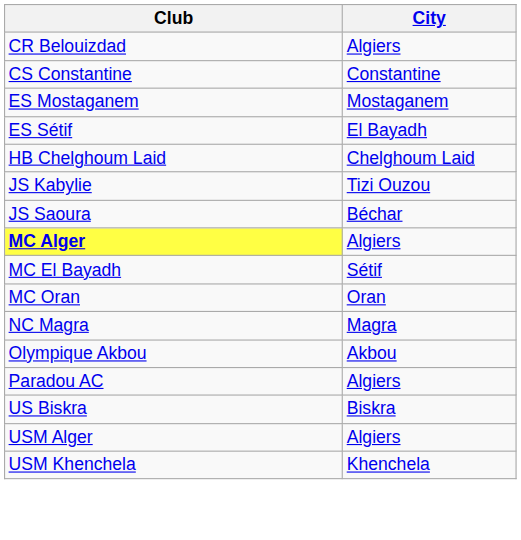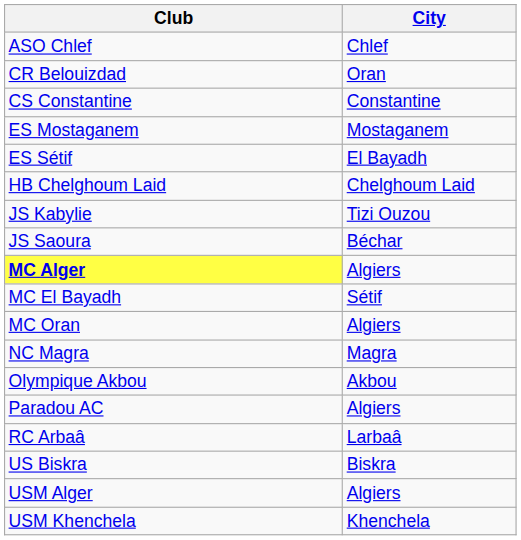+ row: (50, 46)
(374, 46) Algiers -> (366, 74) Oran
(366, 297) Oran -> (374, 325) Algiers
+ row: (47, 437)
